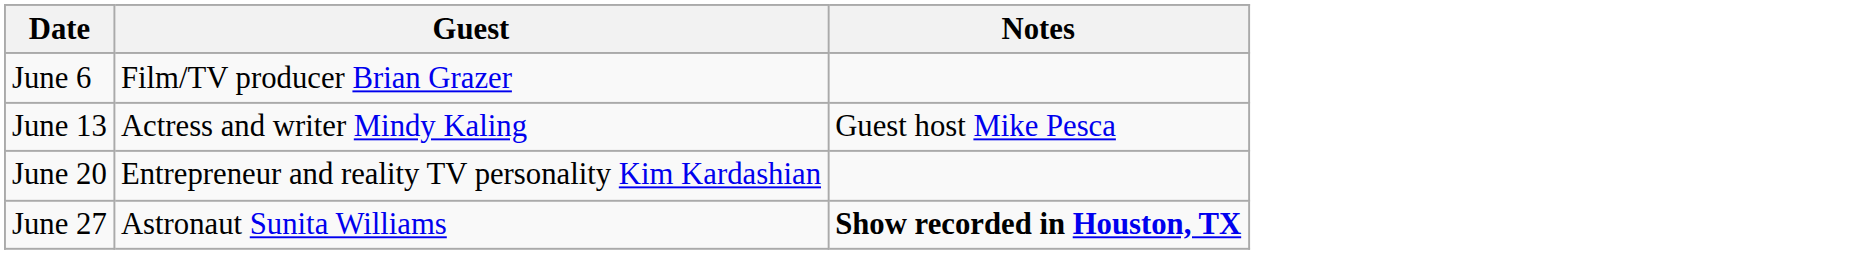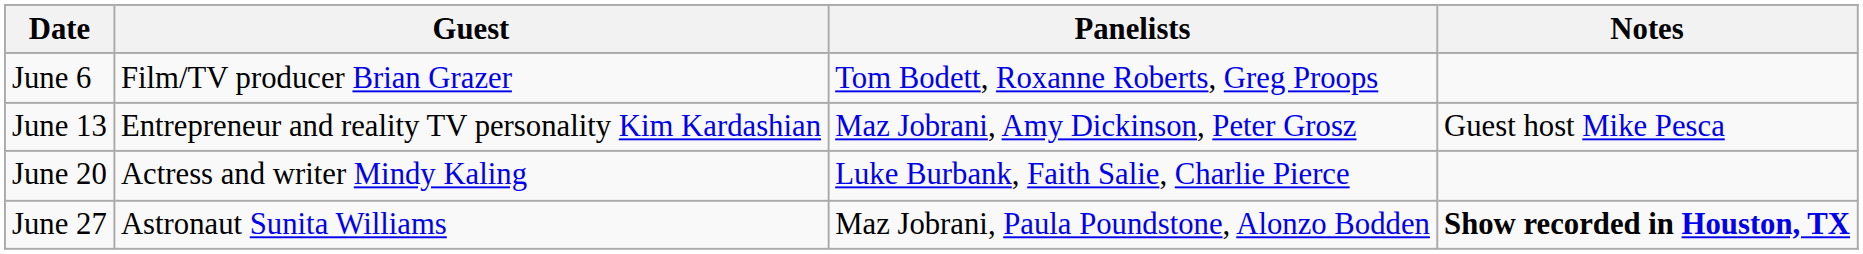+ column: (1133, 28)
(324, 126) Actress and writer Mindy Kaling -> (471, 126) Entrepreneur and reality TV personality Kim Kardashian
(471, 175) Entrepreneur and reality TV personality Kim Kardashian -> (324, 175) Actress and writer Mindy Kaling
